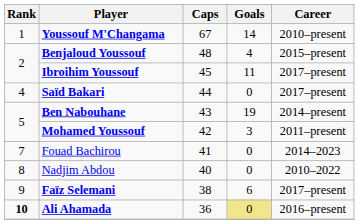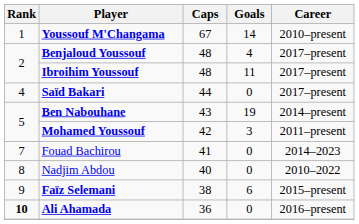(313, 53) 2015–present -> (313, 53) 2017–present
(205, 72) 45 -> (205, 72) 48
(313, 190) 2017–present -> (313, 190) 2015–present
(249, 209) khaki background -> (249, 209) no background
